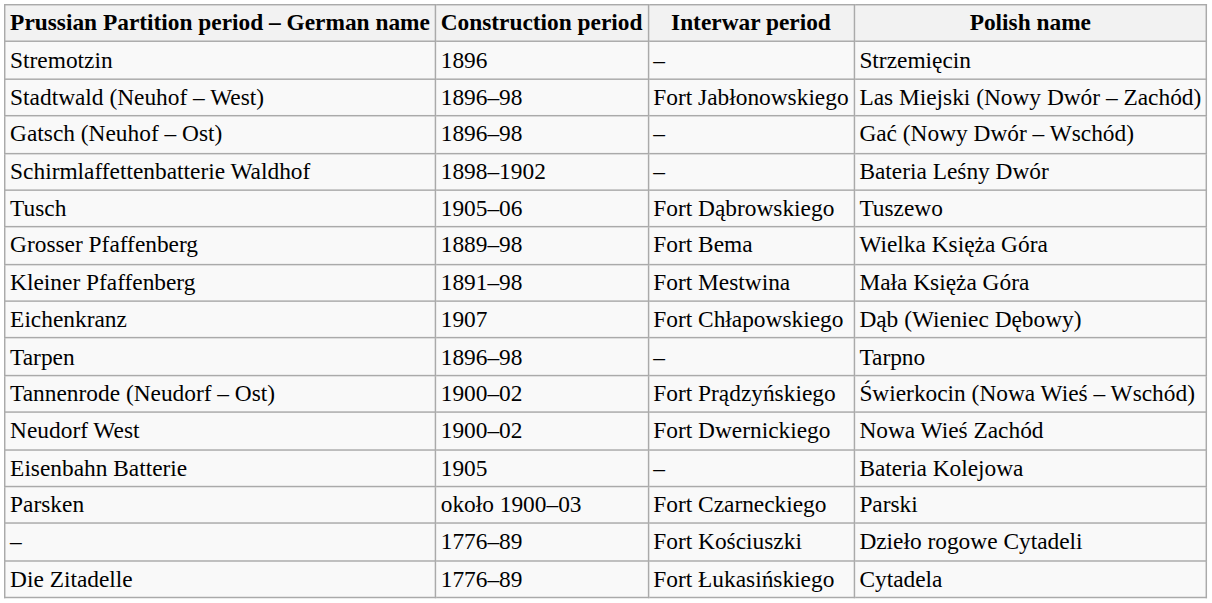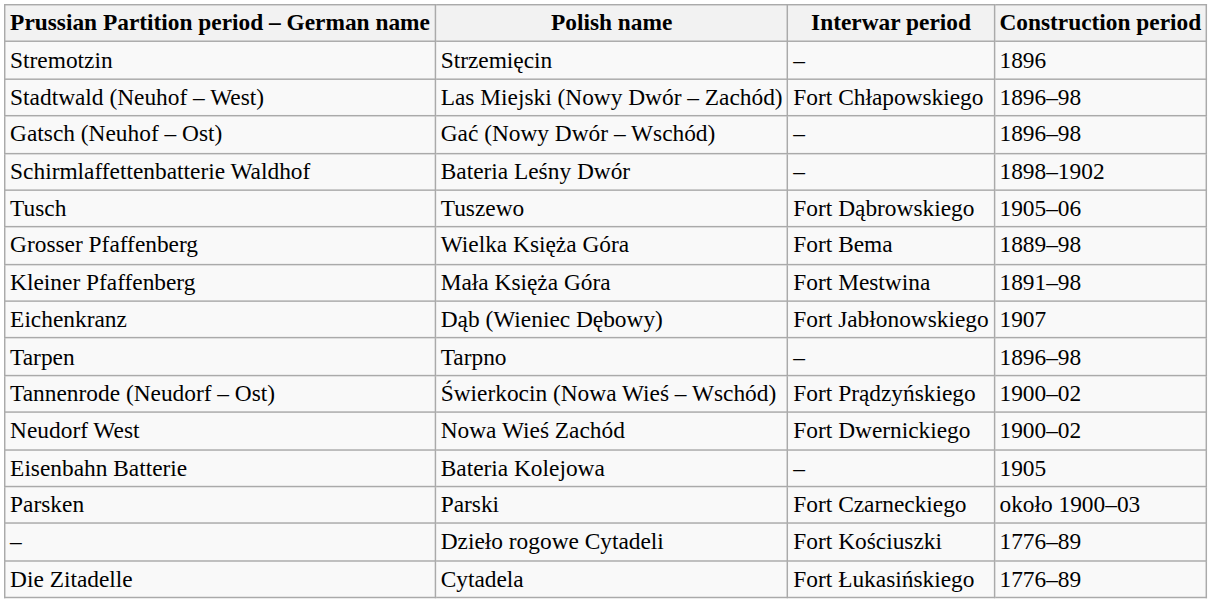columns swapped: (1030, 23) <-> (542, 23)
(751, 97) Fort Jabłonowskiego -> (888, 97) Fort Chłapowskiego
(748, 319) Fort Chłapowskiego -> (891, 319) Fort Jabłonowskiego
